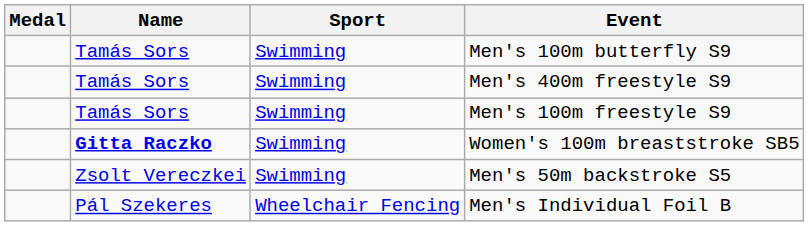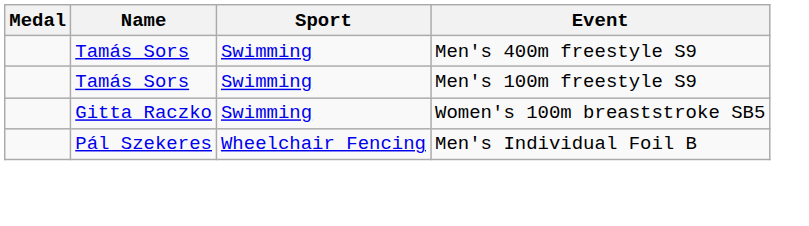- row: (600, 51)
(144, 144) bold -> (144, 113) normal
- row: (600, 175)
